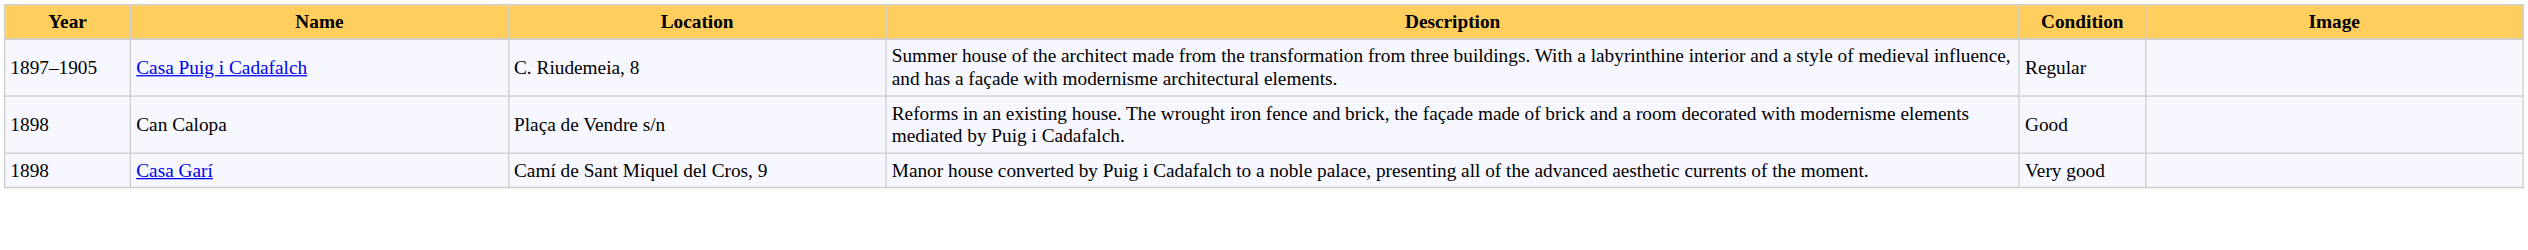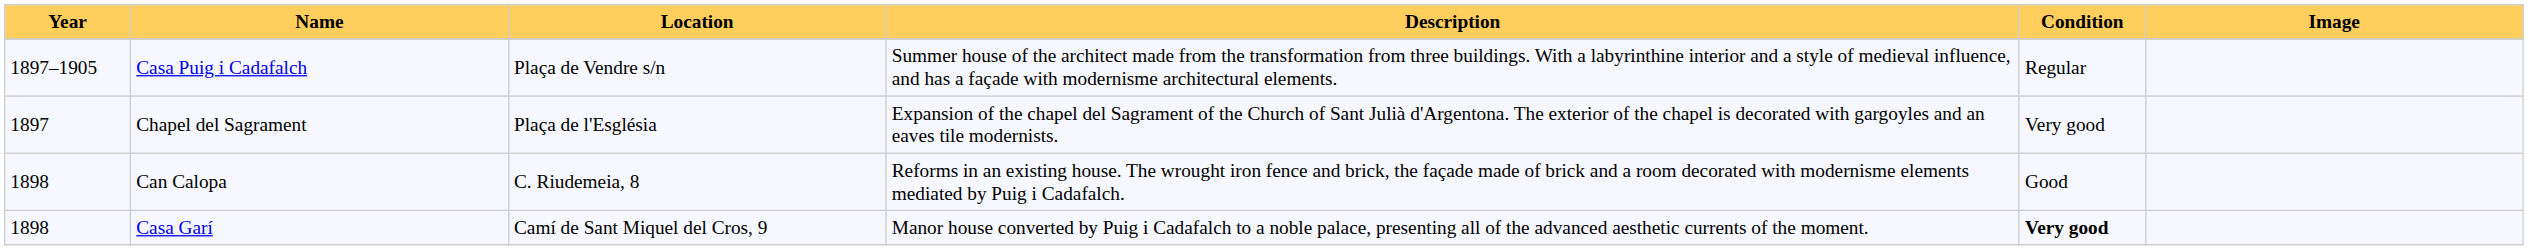(577, 67) C. Riudemeia, 8 -> (590, 67) Plaça de Vendre s/n
+ row: (221, 124)
(590, 124) Plaça de Vendre s/n -> (577, 181) C. Riudemeia, 8
(2065, 170) normal -> (2067, 227) bold
